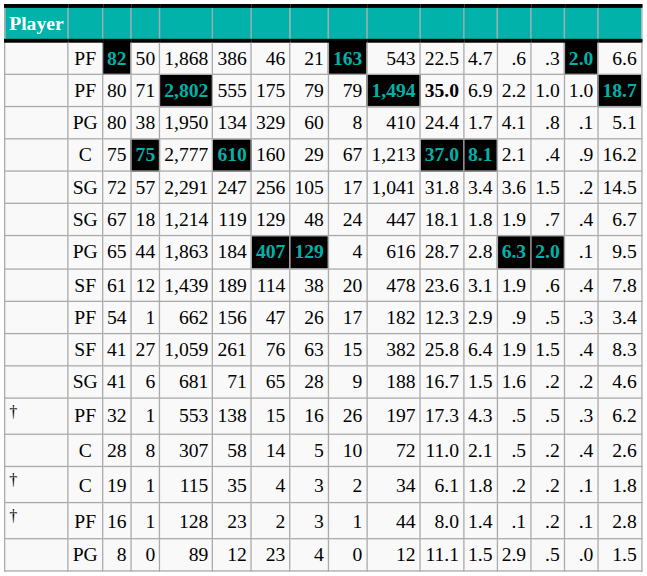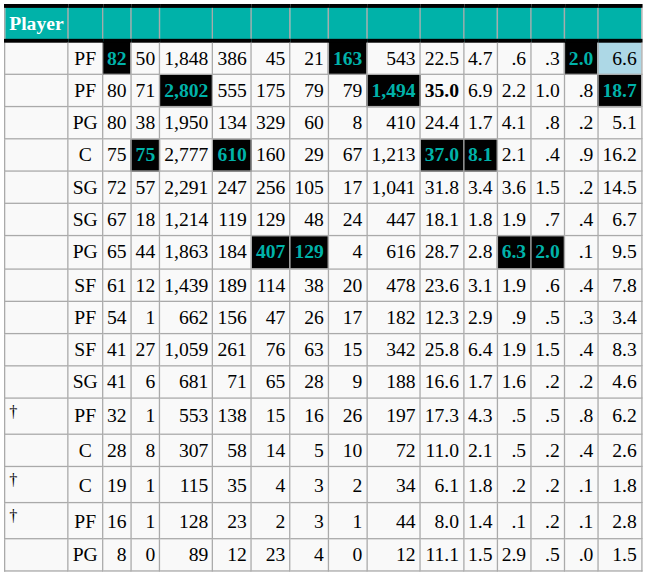(186, 58) 1,868 -> (186, 58) 1,848
(276, 58) 46 -> (276, 58) 45
(625, 58) no background -> (625, 58) lightblue background
(581, 90) 1.0 -> (586, 90) .8
(586, 123) .1 -> (586, 123) .2
(401, 349) 382 -> (401, 349) 342
(442, 381) 16.7 -> (442, 381) 16.6
(480, 381) 1.5 -> (480, 381) 1.7
(586, 415) .3 -> (586, 415) .8
